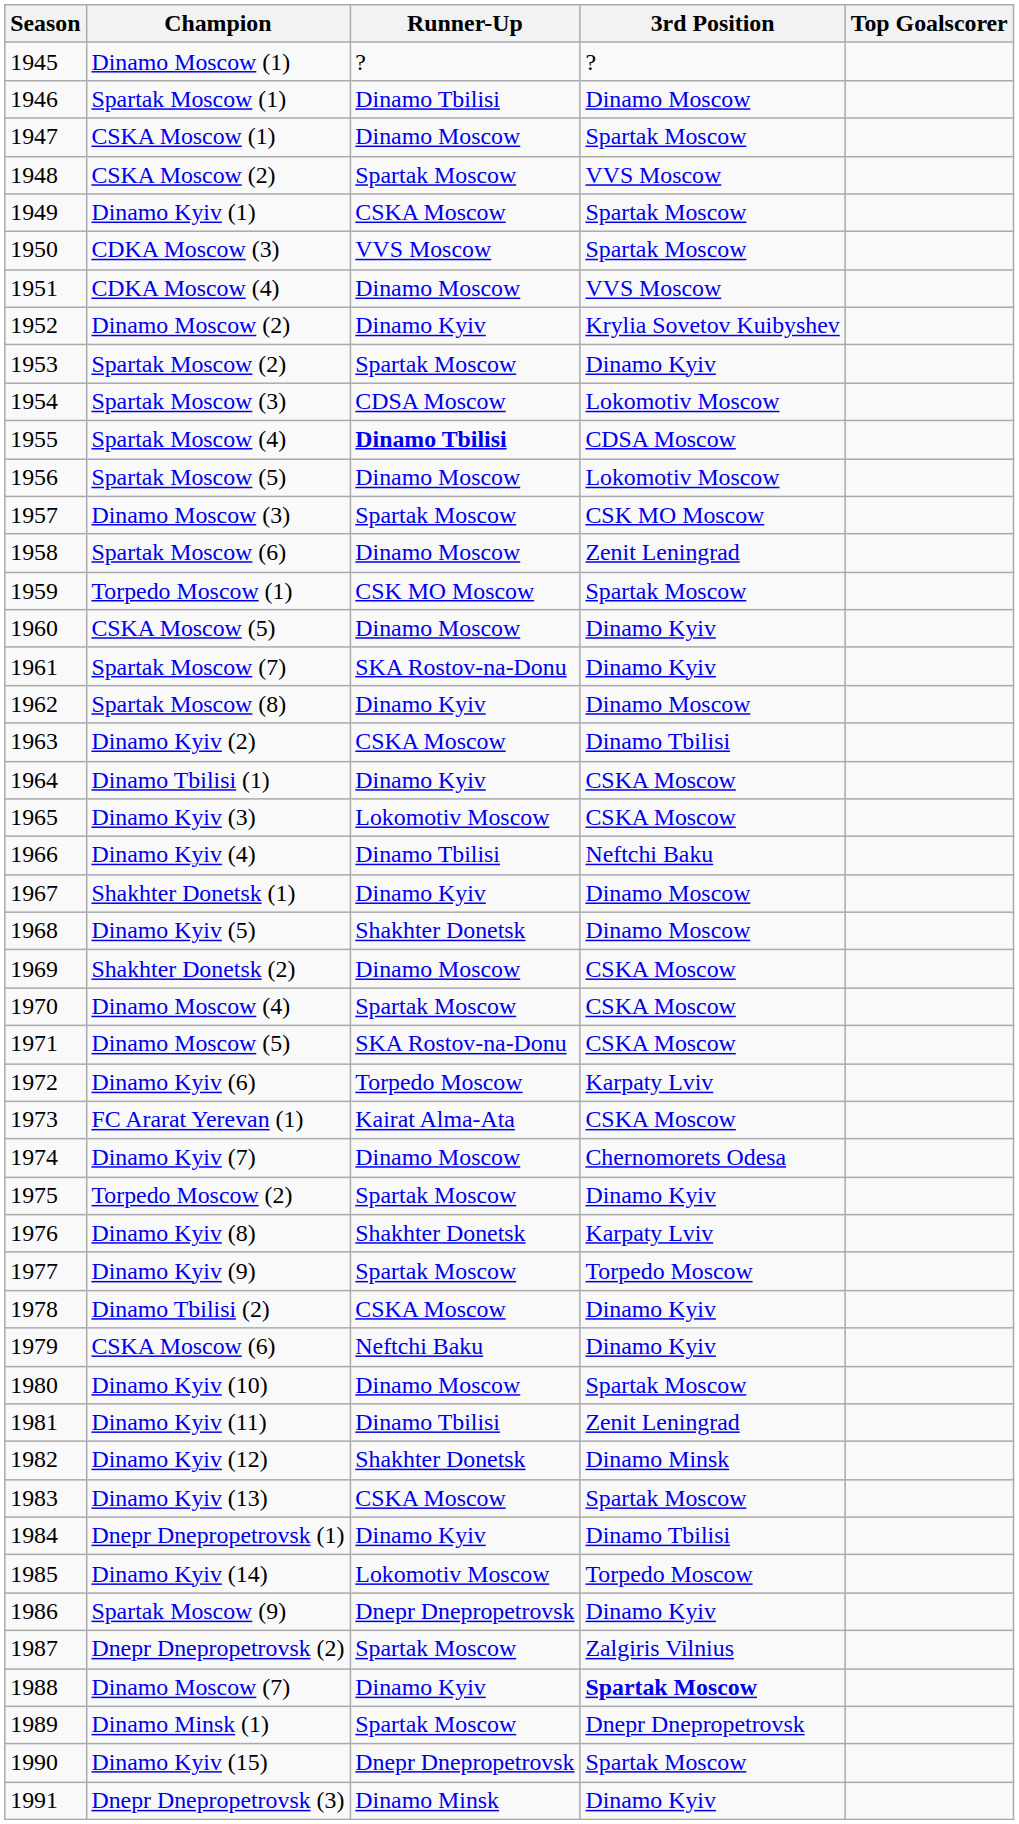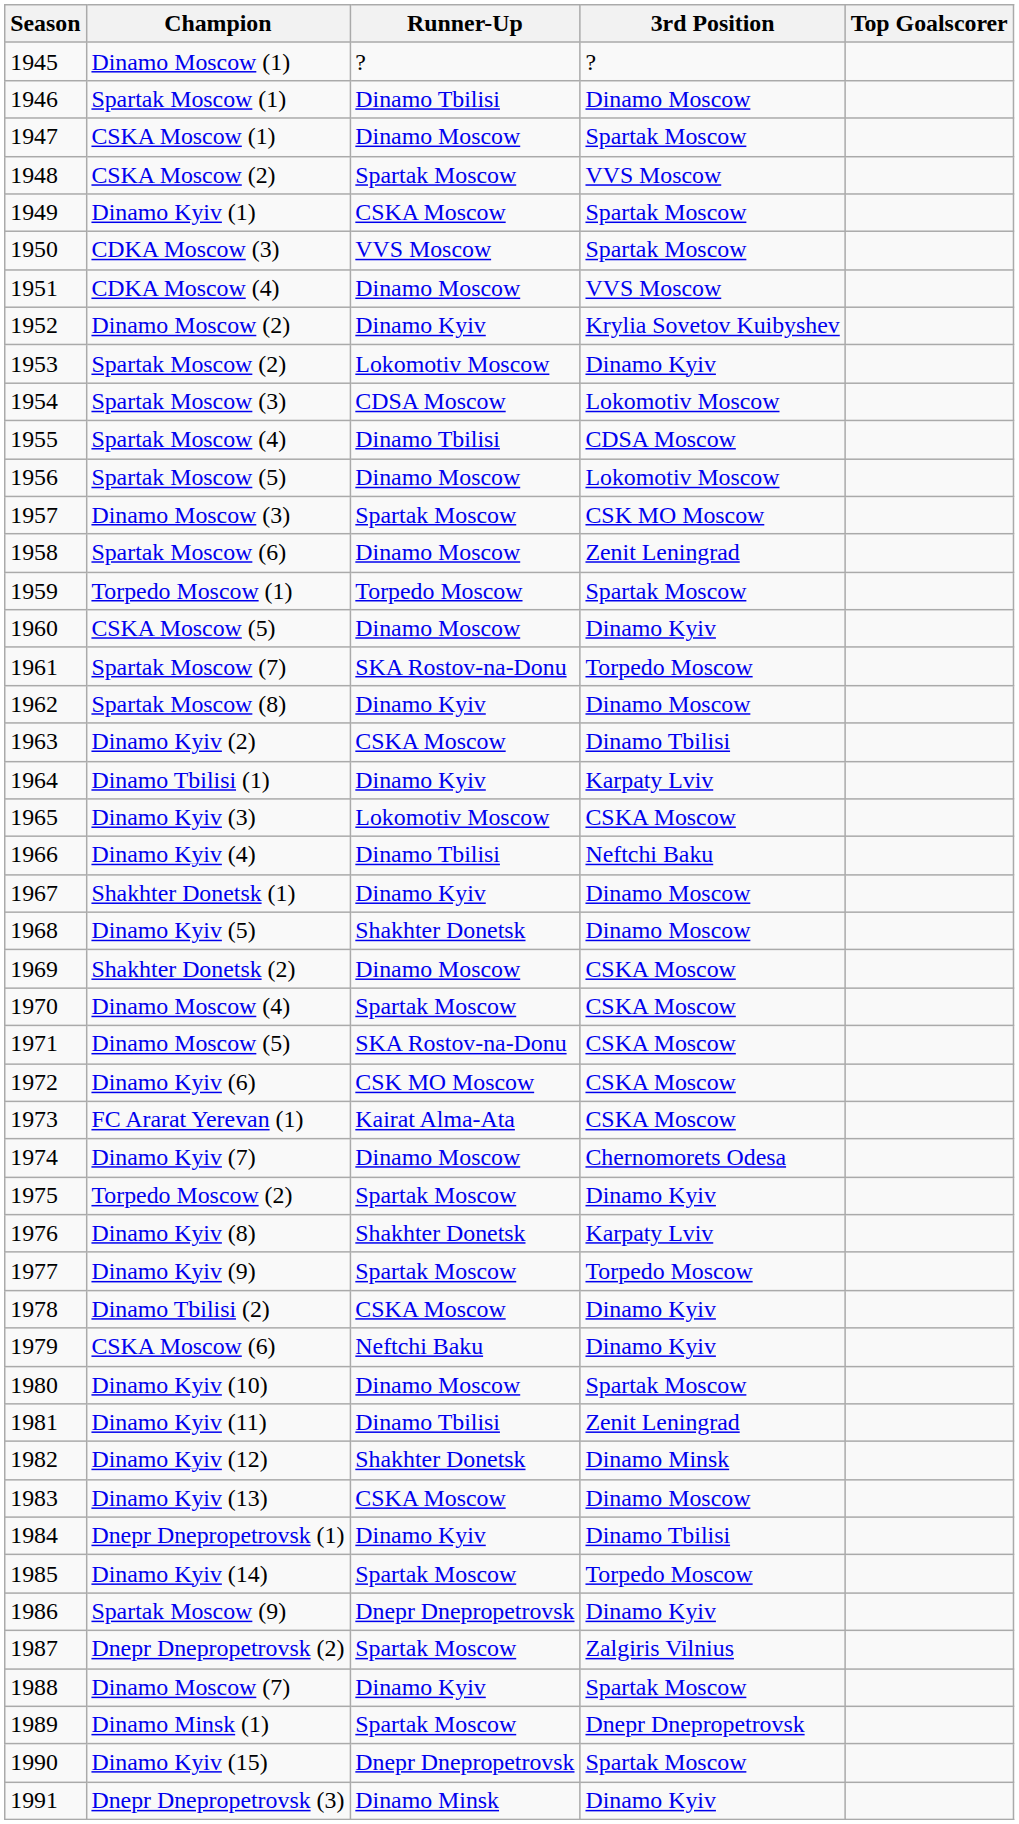(436, 363) Spartak Moscow -> (452, 363) Lokomotiv Moscow
(431, 439) bold -> (428, 439) normal
(445, 590) CSK MO Moscow -> (439, 590) Torpedo Moscow
(651, 666) Dinamo Kyiv -> (669, 666) Torpedo Moscow
(661, 779) CSKA Moscow -> (649, 779) Karpaty Lviv
(439, 1082) Torpedo Moscow -> (445, 1082) CSK MO Moscow
(649, 1082) Karpaty Lviv -> (661, 1082) CSKA Moscow
(666, 1497) Spartak Moscow -> (668, 1497) Dinamo Moscow
(452, 1573) Lokomotiv Moscow -> (436, 1573) Spartak Moscow
(671, 1686) bold -> (666, 1686) normal
